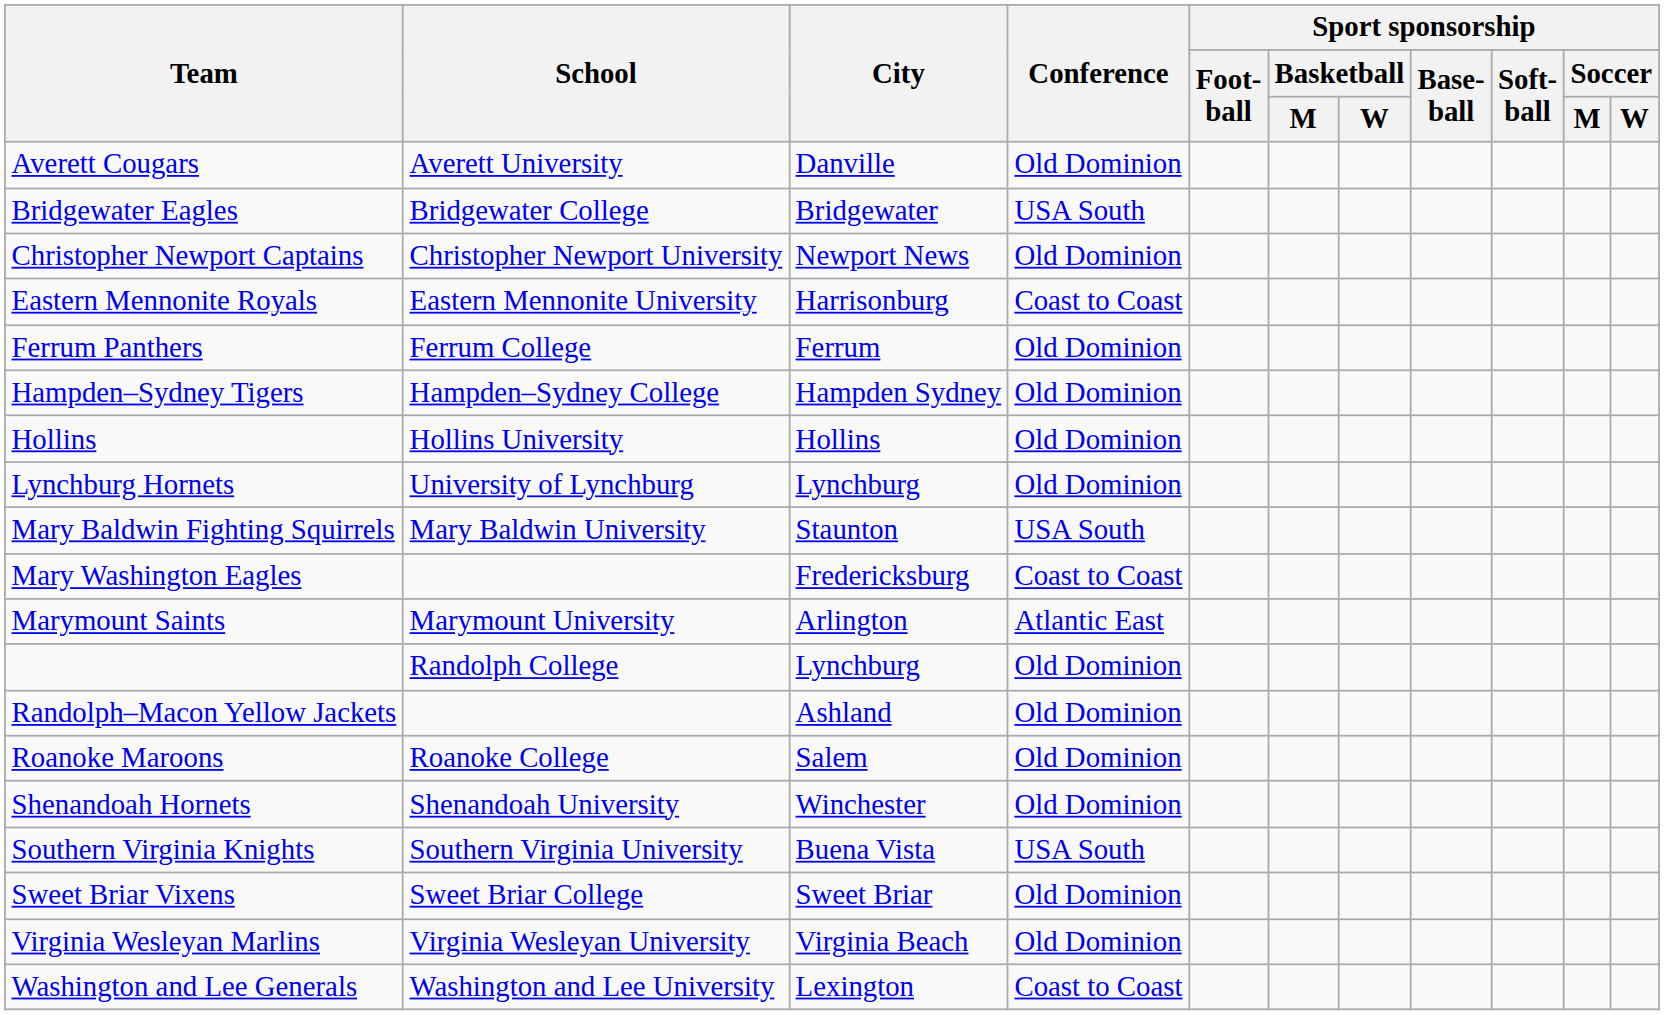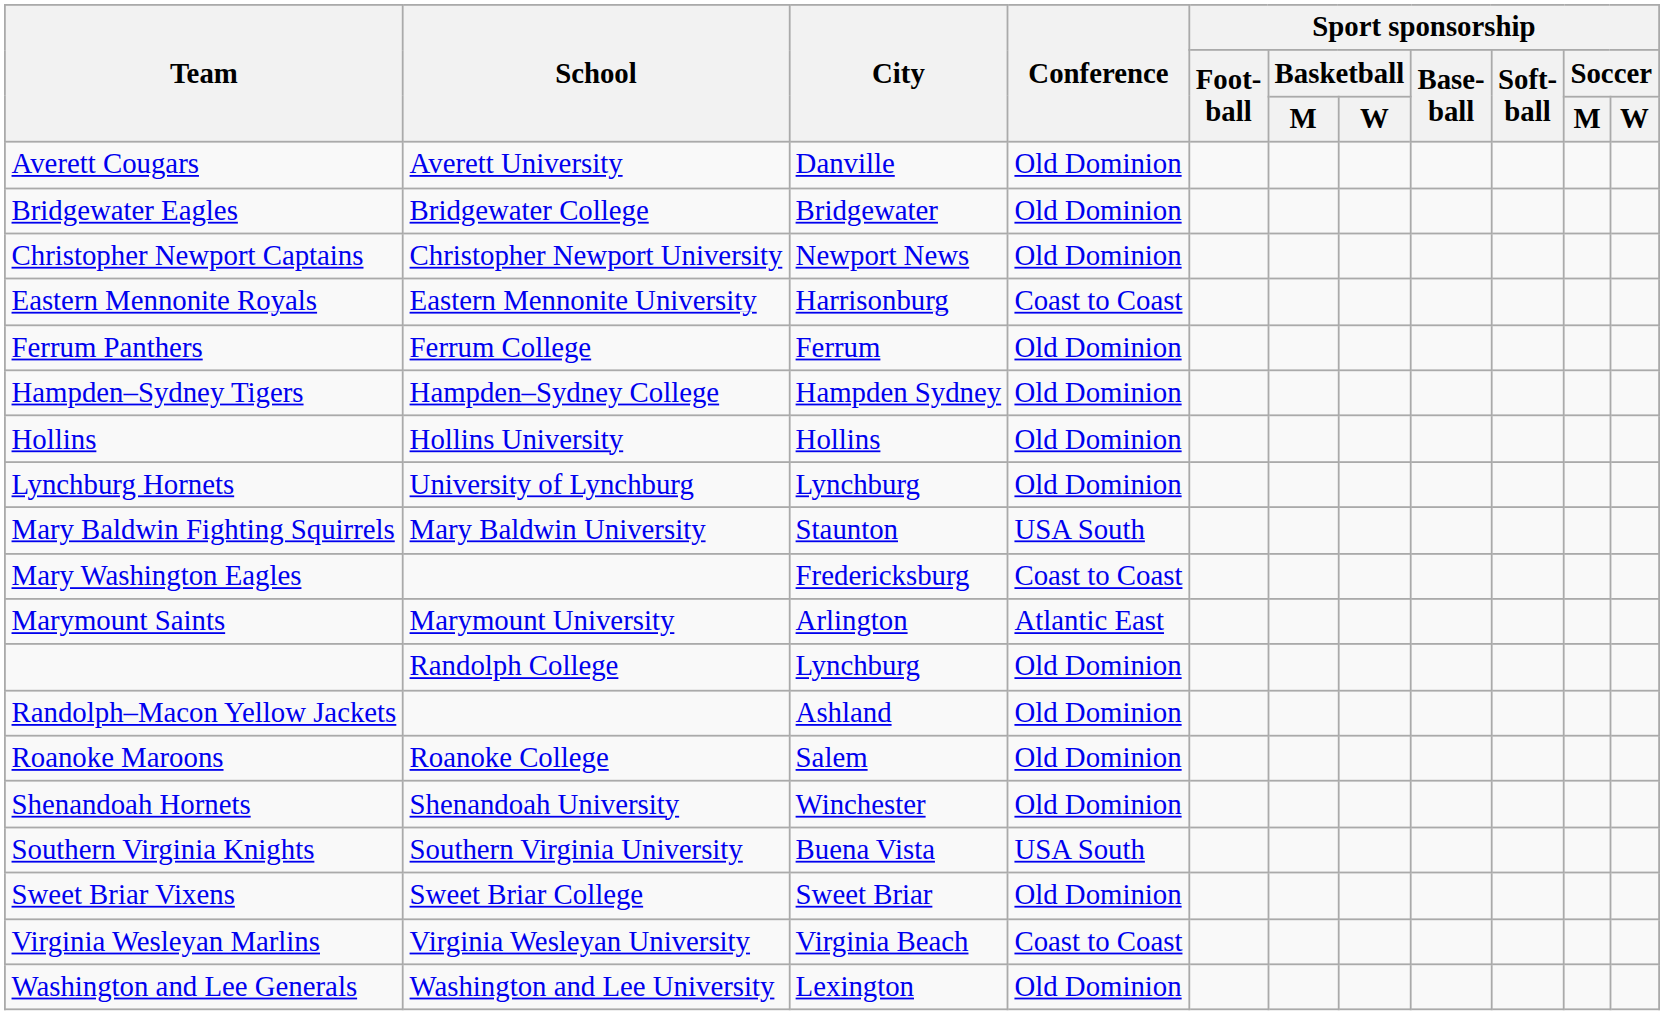(1080, 210) USA South -> (1098, 210) Old Dominion
(1098, 940) Old Dominion -> (1098, 940) Coast to Coast
(1098, 986) Coast to Coast -> (1098, 986) Old Dominion
